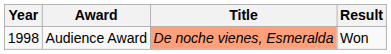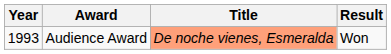(23, 37) 1998 -> (23, 37) 1993
